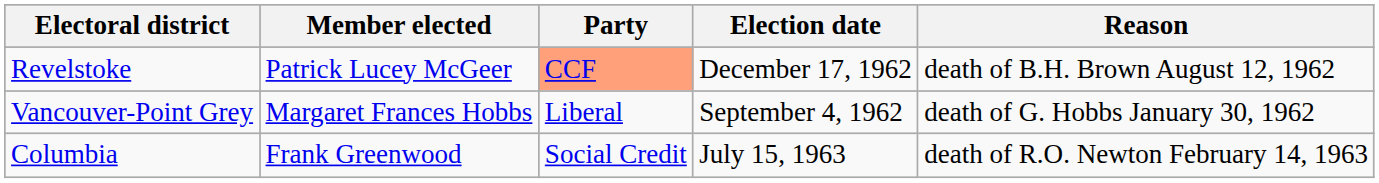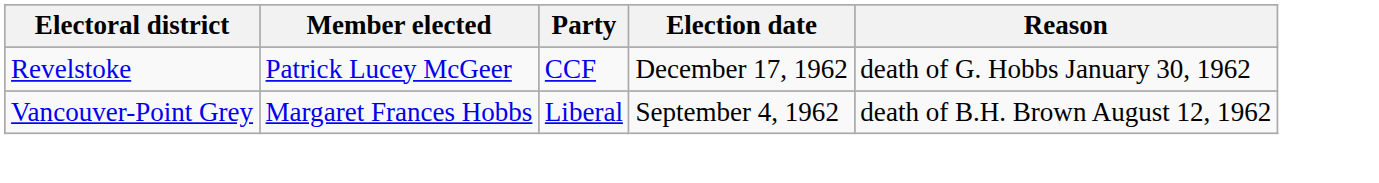(570, 68) lightsalmon background -> (570, 68) no background
(1130, 68) death of B.H. Brown August 12, 1962 -> (1056, 68) death of G. Hobbs January 30, 1962
(1119, 111) death of G. Hobbs January 30, 1962 -> (1066, 111) death of B.H. Brown August 12, 1962
- row: (64, 154)
